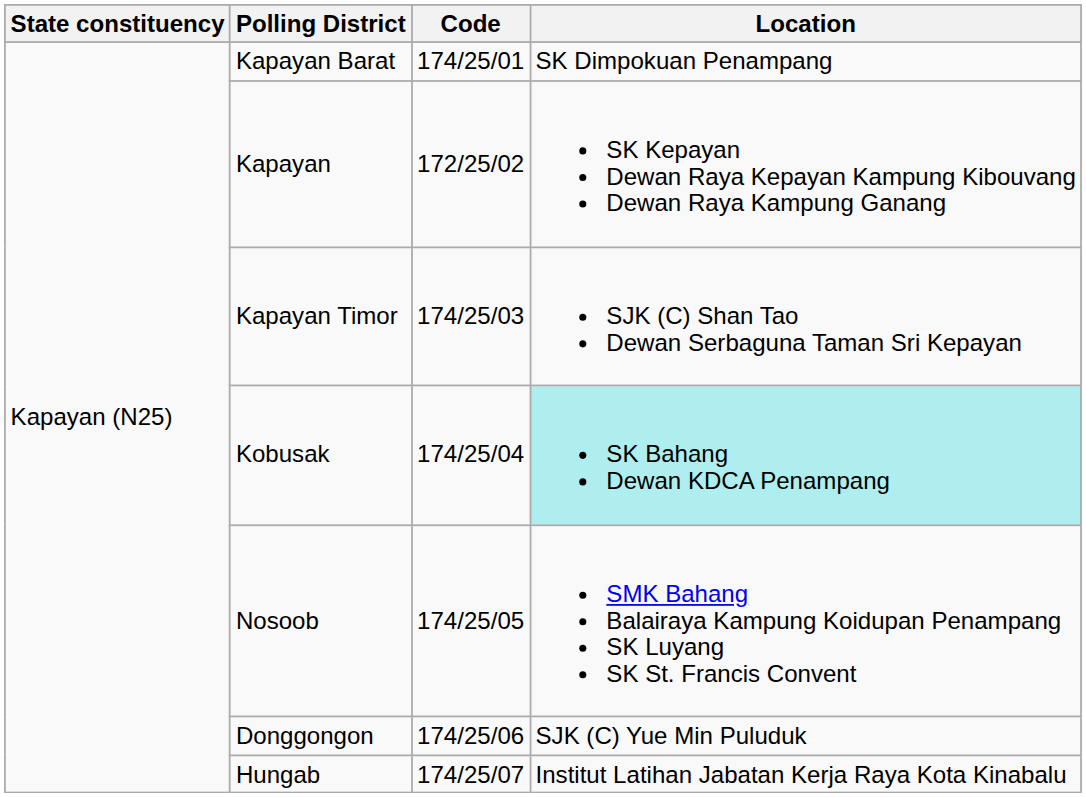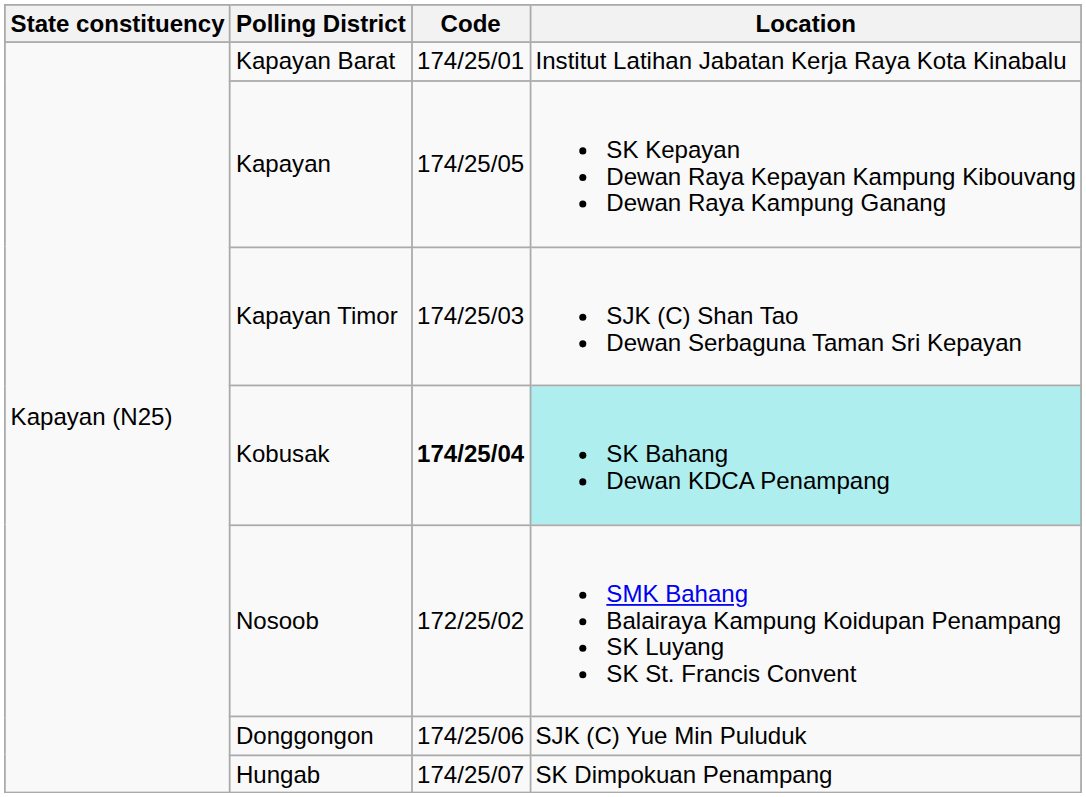(684, 61) SK Dimpokuan Penampang -> (801, 61) Institut Latihan Jabatan Kerja Raya Kota Kinabalu
(471, 163) 172/25/02 -> (471, 163) 174/25/05
(471, 455) normal -> (471, 455) bold
(471, 621) 174/25/05 -> (471, 621) 172/25/02
(801, 774) Institut Latihan Jabatan Kerja Raya Kota Kinabalu -> (684, 774) SK Dimpokuan Penampang
